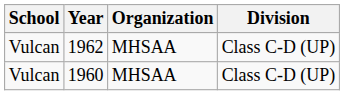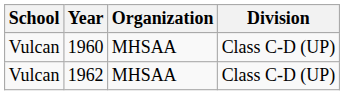rows swapped: (86, 75) <-> (86, 47)
